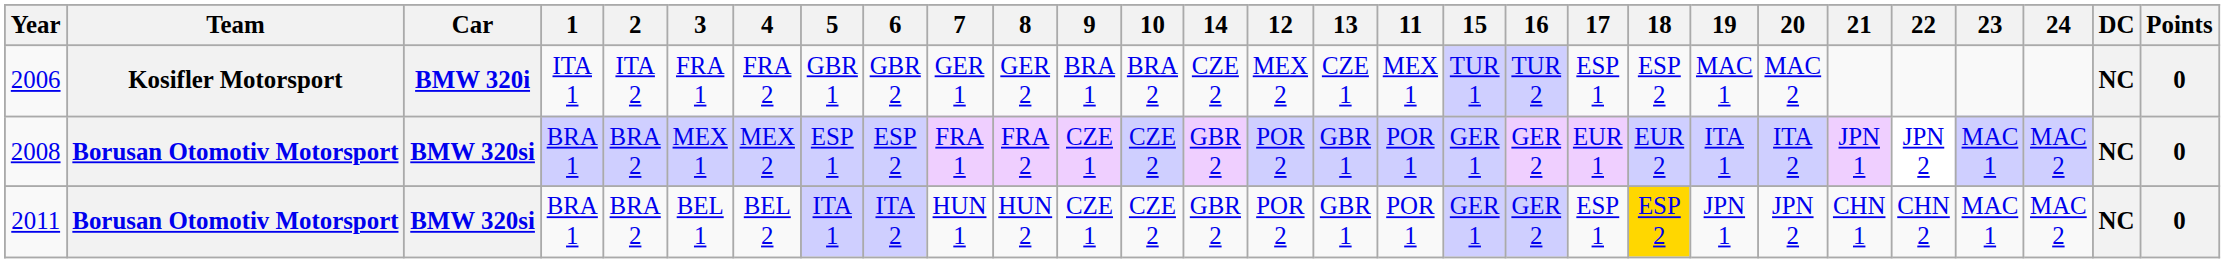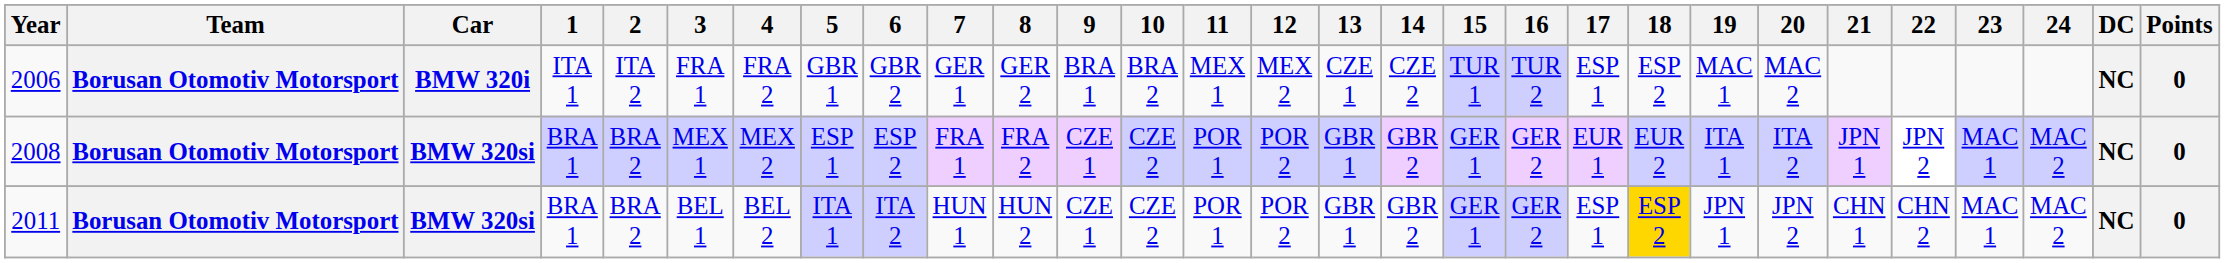columns swapped: (1410, 24) <-> (1215, 24)
(235, 80) Kosifler Motorsport -> (235, 80) Borusan Otomotiv Motorsport
